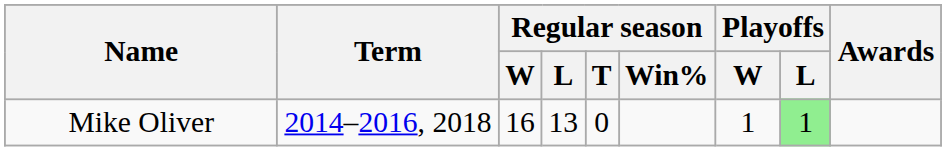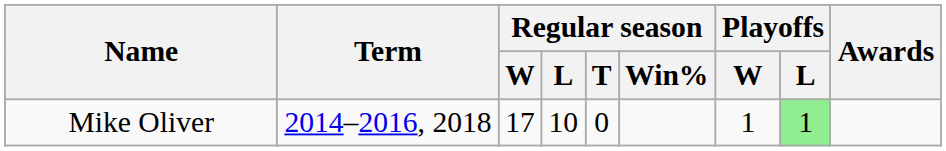(520, 121) 16 -> (520, 121) 17
(563, 121) 13 -> (563, 121) 10
